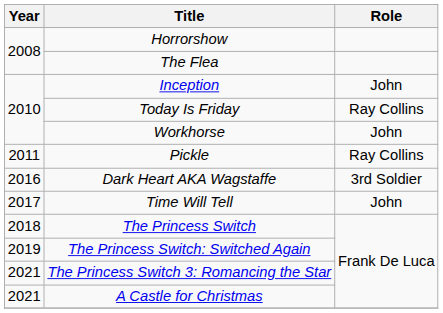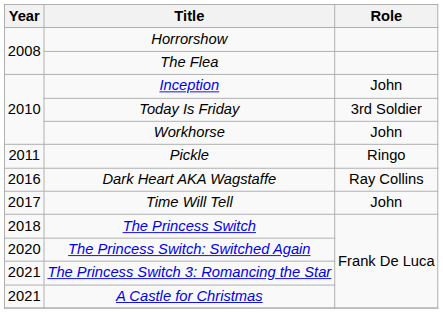(386, 109) Ray Collins -> (386, 109) 3rd Soldier
(386, 156) Ray Collins -> (386, 156) Ringo
(386, 179) 3rd Soldier -> (386, 179) Ray Collins
(24, 249) 2019 -> (24, 249) 2020
